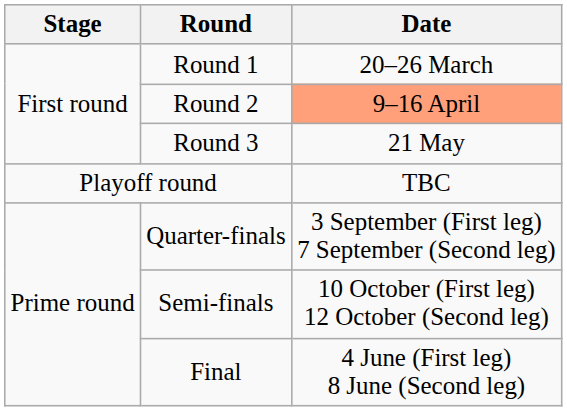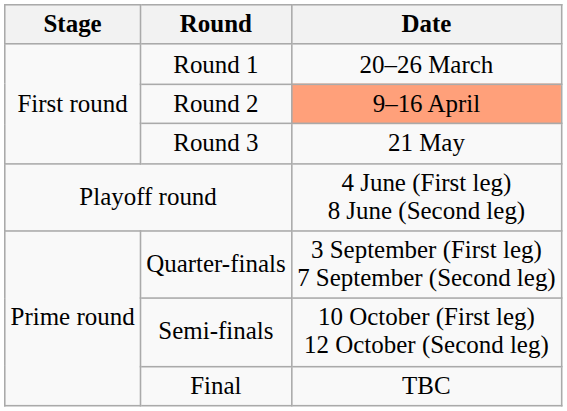(426, 182) TBC -> (426, 196) 4 June (First leg) 8 June (Second leg)
(426, 371) 4 June (First leg) 8 June (Second leg) -> (426, 385) TBC
